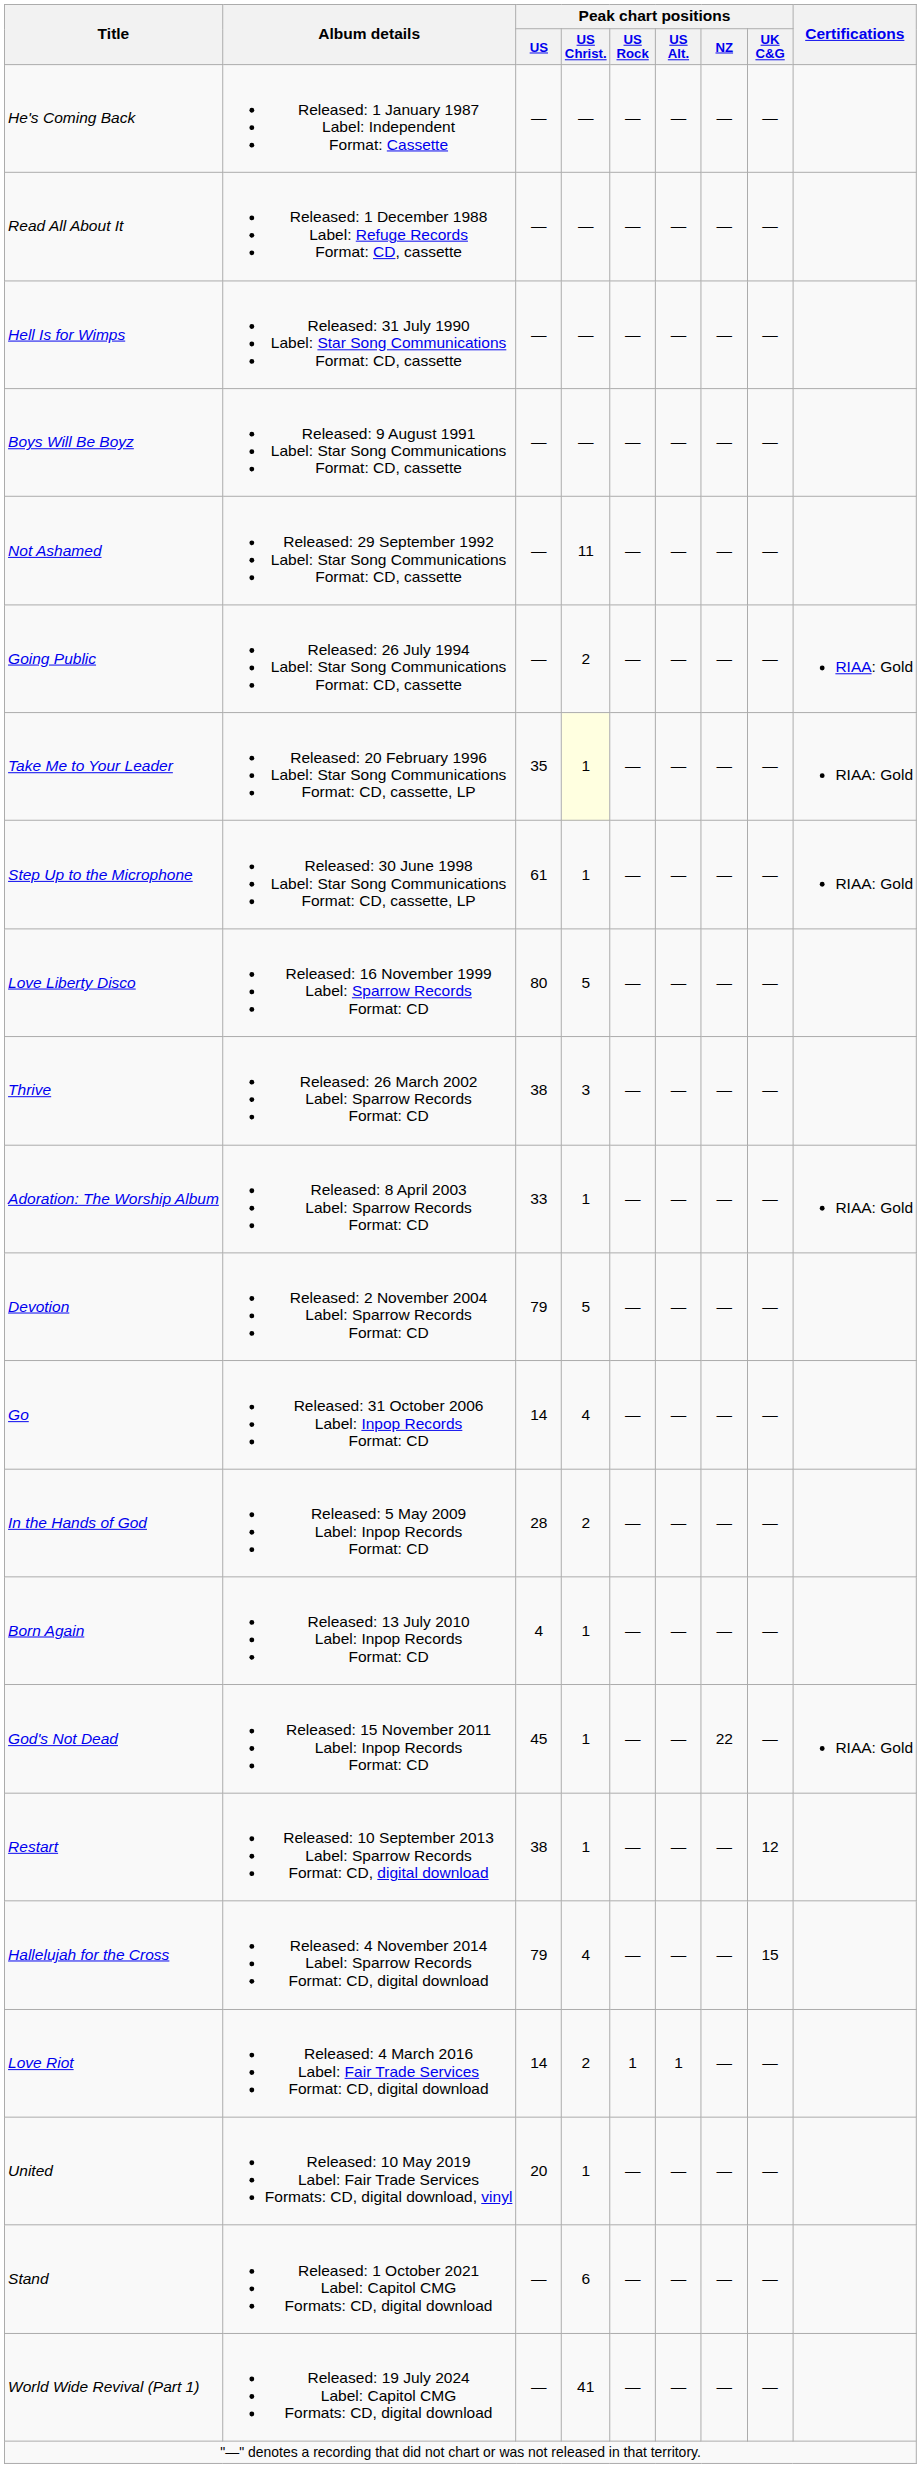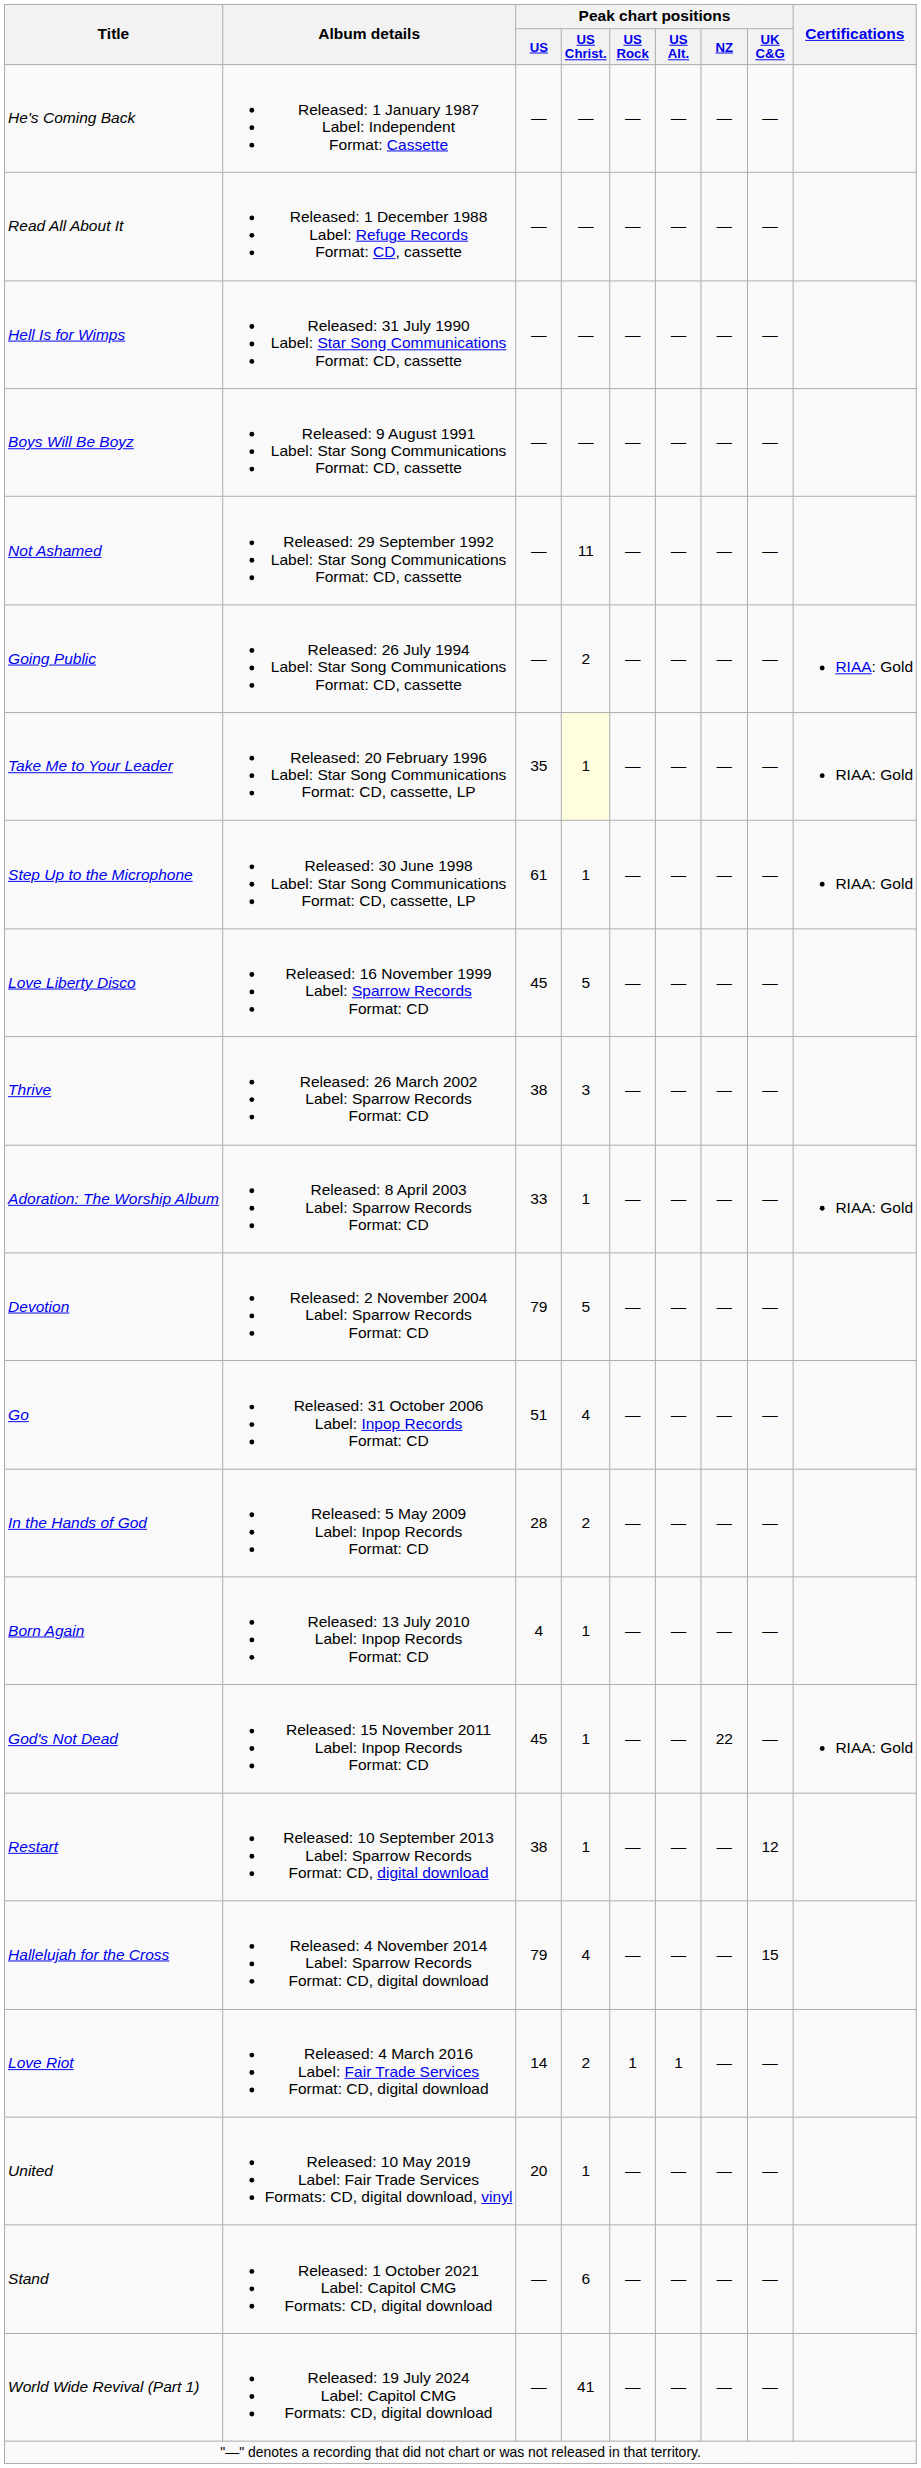(539, 982) 80 -> (539, 982) 45
(539, 1414) 14 -> (539, 1414) 51
